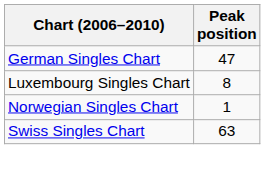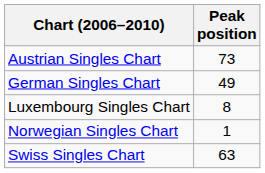+ row: (84, 58)
(227, 58) 47 -> (227, 82) 49
